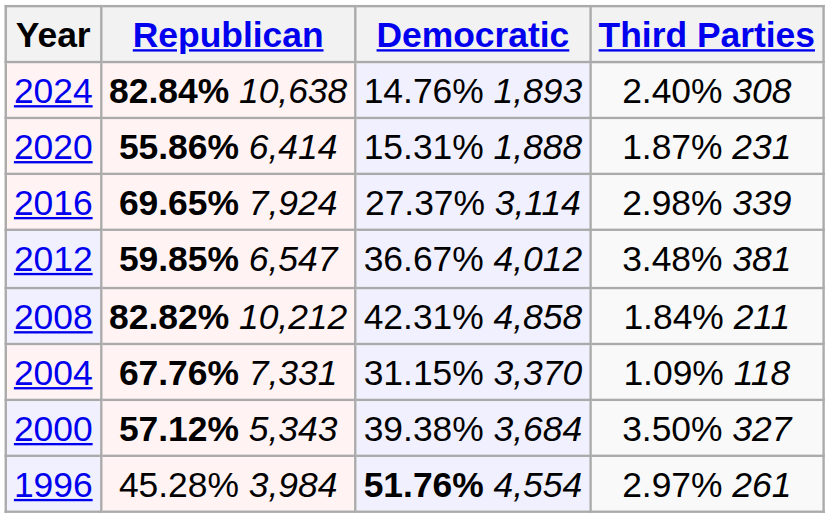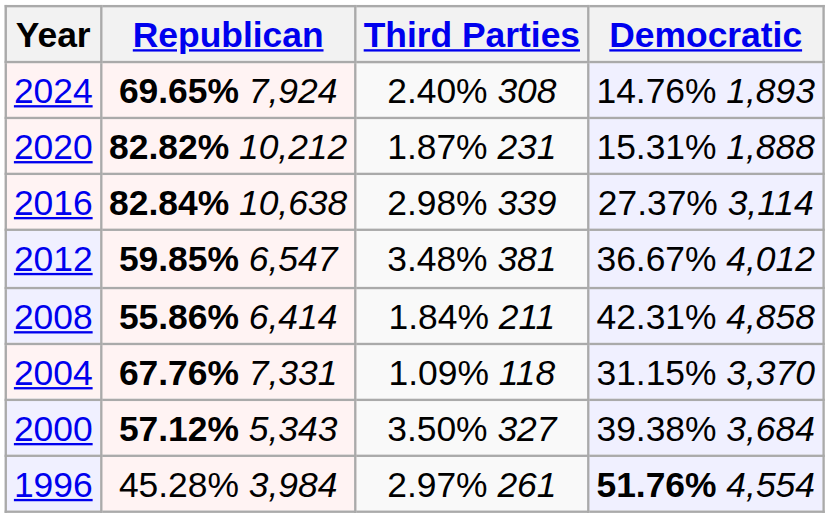columns swapped: (473, 35) <-> (707, 35)
(228, 91) 82.84% 10,638 -> (228, 91) 69.65% 7,924
(228, 147) 55.86% 6,414 -> (228, 147) 82.82% 10,212
(228, 203) 69.65% 7,924 -> (228, 203) 82.84% 10,638
(228, 315) 82.82% 10,212 -> (228, 315) 55.86% 6,414
